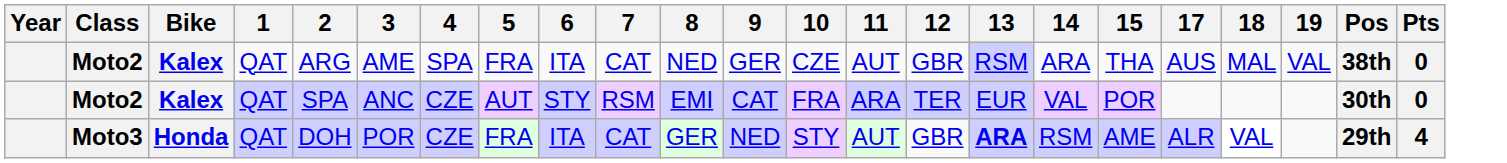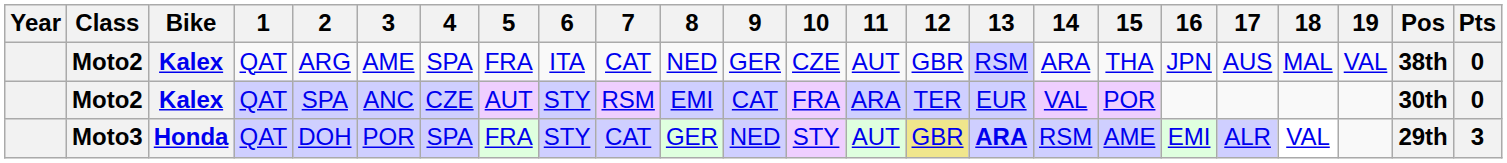+ column: (1189, 23)
(450, 137) CZE -> (450, 137) SPA
(567, 137) ITA -> (567, 137) STY
(938, 137) no background -> (938, 137) khaki background
(1421, 137) 4 -> (1477, 137) 3
